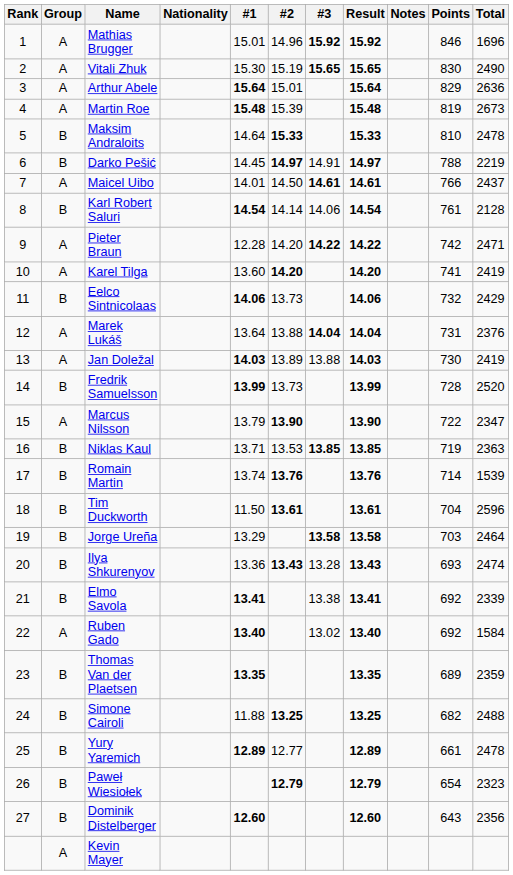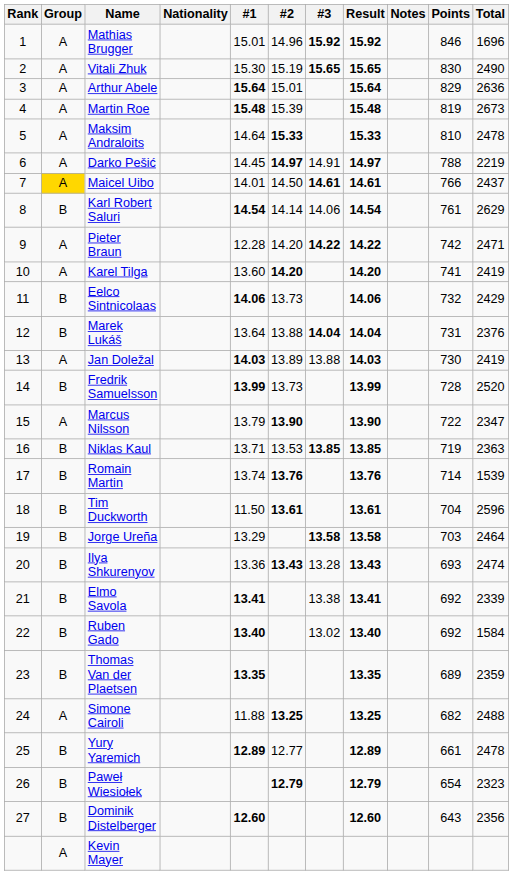(63, 136) B -> (63, 136) A
(63, 163) B -> (63, 163) A
(63, 183) no background -> (63, 183) gold background
(490, 210) 2128 -> (490, 210) 2629
(63, 333) A -> (63, 333) B
(63, 633) A -> (63, 633) B
(63, 716) B -> (63, 716) A
